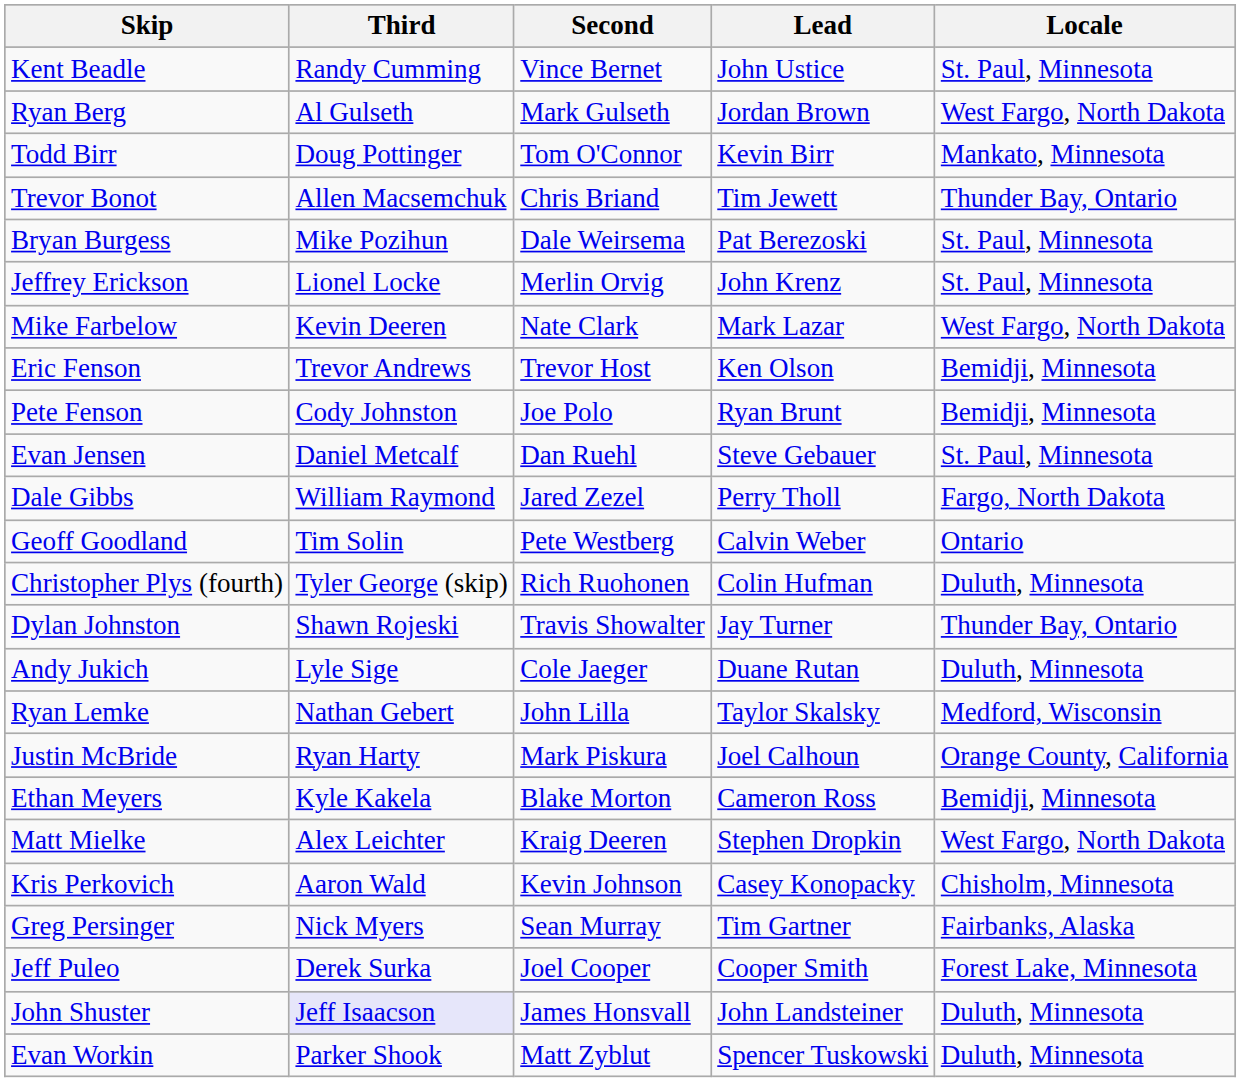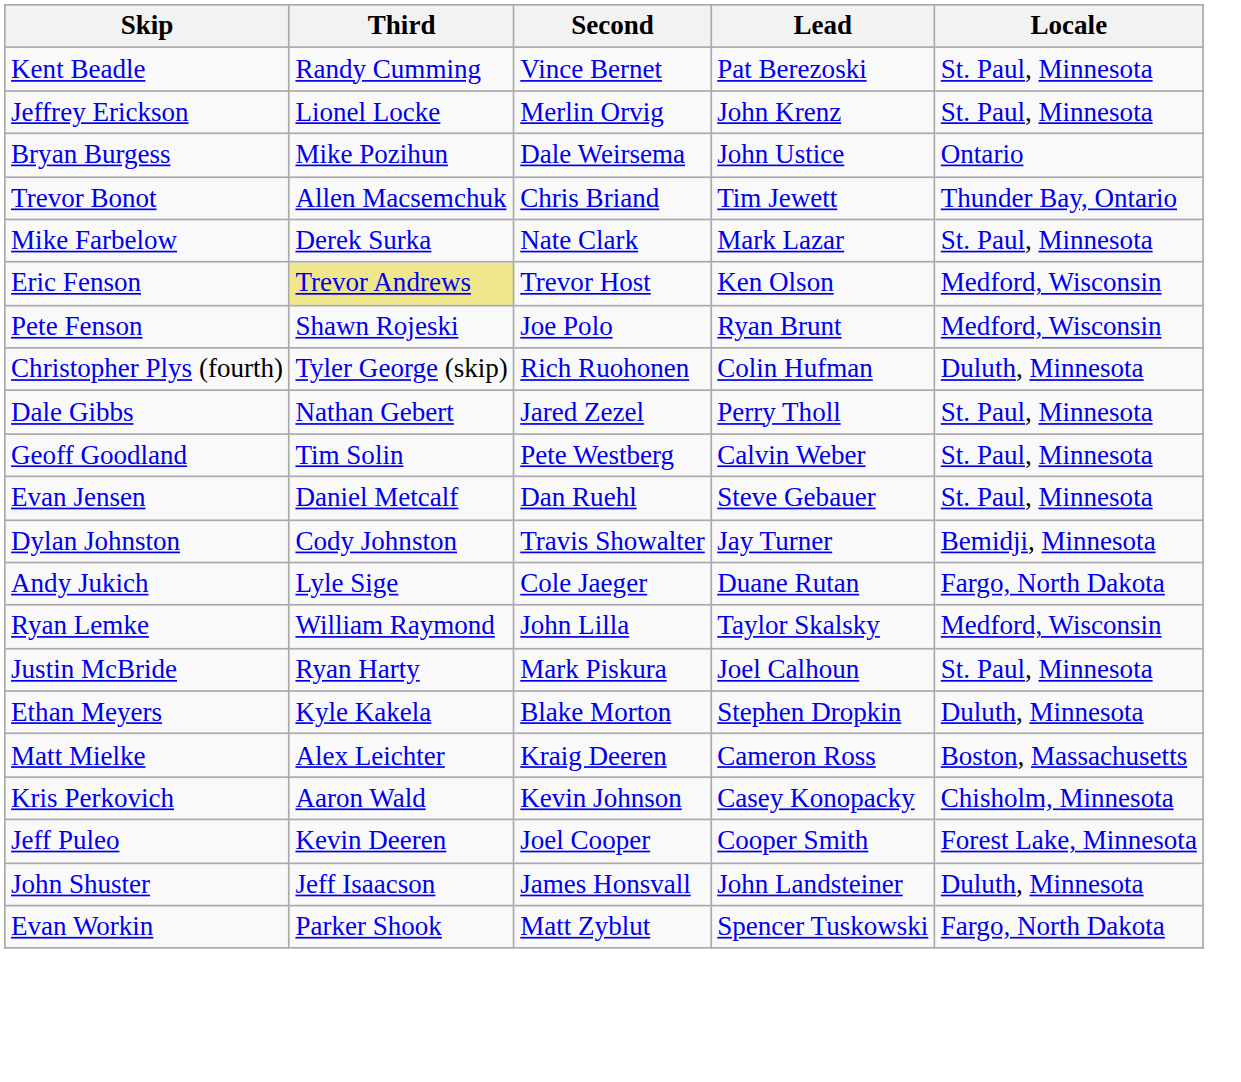(781, 68) John Ustice -> (792, 68) Pat Berezoski
- row: (68, 111)
- row: (64, 154)
rows swapped: (84, 197) <-> (100, 283)
(792, 240) Pat Berezoski -> (781, 154) John Ustice
(1047, 240) St. Paul, Minnesota -> (982, 154) Ontario
(371, 326) Kevin Deeren -> (363, 240) Derek Surka
(1083, 326) West Fargo, North Dakota -> (1047, 240) St. Paul, Minnesota
(383, 369) no background -> (383, 283) khaki background
(1048, 369) Bemidji, Minnesota -> (1051, 283) Medford, Wisconsin
(376, 411) Cody Johnston -> (377, 326) Shawn Rojeski
(1048, 411) Bemidji, Minnesota -> (1051, 326) Medford, Wisconsin
rows swapped: (147, 583) <-> (78, 454)
(395, 497) William Raymond -> (375, 411) Nathan Gebert
(1053, 497) Fargo, North Dakota -> (1047, 411) St. Paul, Minnesota
(982, 540) Ontario -> (1047, 454) St. Paul, Minnesota
(377, 626) Shawn Rojeski -> (376, 540) Cody Johnston
(1059, 626) Thunder Bay, Ontario -> (1048, 540) Bemidji, Minnesota
(1042, 669) Duluth, Minnesota -> (1053, 583) Fargo, North Dakota
(375, 712) Nathan Gebert -> (395, 626) William Raymond
(1085, 754) Orange County, California -> (1047, 669) St. Paul, Minnesota
(797, 797) Cameron Ross -> (809, 712) Stephen Dropkin
(1048, 797) Bemidji, Minnesota -> (1042, 712) Duluth, Minnesota
(809, 840) Stephen Dropkin -> (797, 754) Cameron Ross
(1083, 840) West Fargo, North Dakota -> (1064, 754) Boston, Massachusetts
- row: (93, 926)
(363, 969) Derek Surka -> (371, 840) Kevin Deeren
(365, 1012) lavender background -> (365, 883) no background
(1042, 1055) Duluth, Minnesota -> (1053, 926) Fargo, North Dakota
